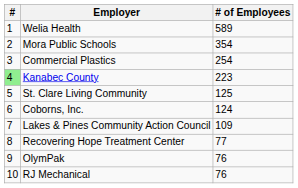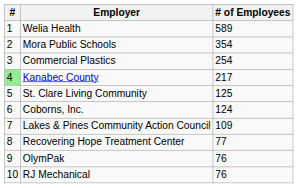(224, 77) 223 -> (224, 77) 217
